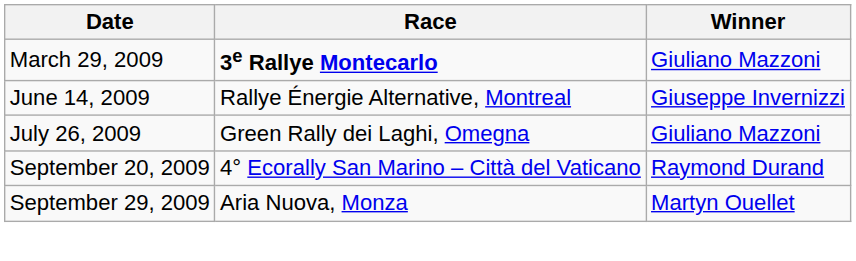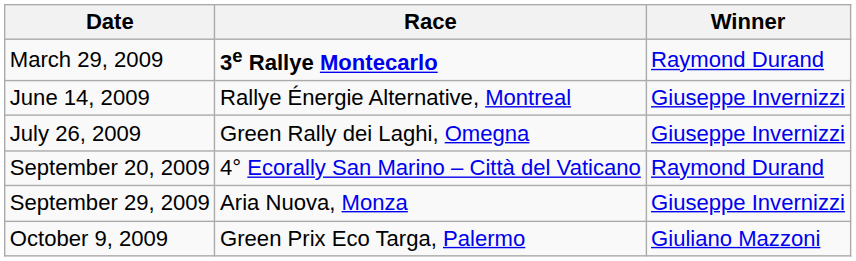(736, 60) Giuliano Mazzoni -> (738, 60) Raymond Durand
(736, 133) Giuliano Mazzoni -> (748, 133) Giuseppe Invernizzi
(723, 203) Martyn Ouellet -> (748, 203) Giuseppe Invernizzi
+ row: (89, 238)
